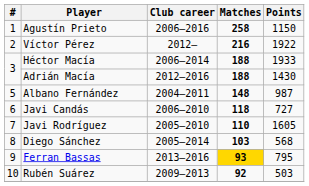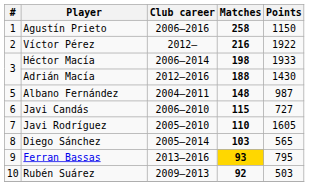(241, 61) 188 -> (241, 61) 198
(241, 109) 118 -> (241, 109) 115
(284, 141) 568 -> (284, 141) 565
